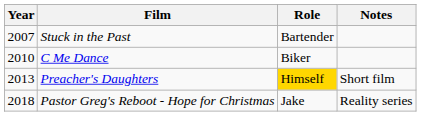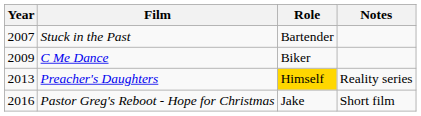(21, 57) 2010 -> (21, 57) 2009
(367, 79) Short film -> (376, 79) Reality series
(21, 100) 2018 -> (21, 100) 2016
(376, 100) Reality series -> (367, 100) Short film
